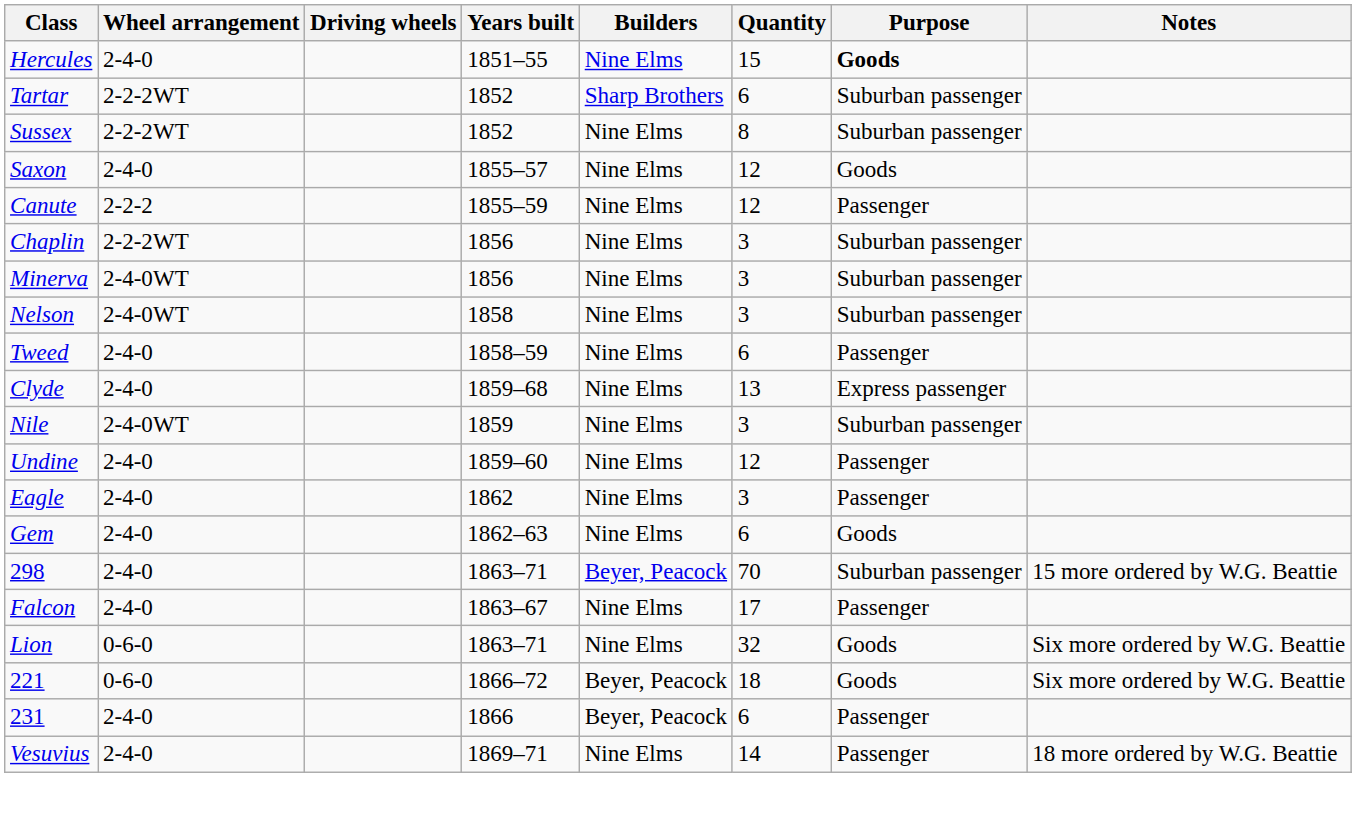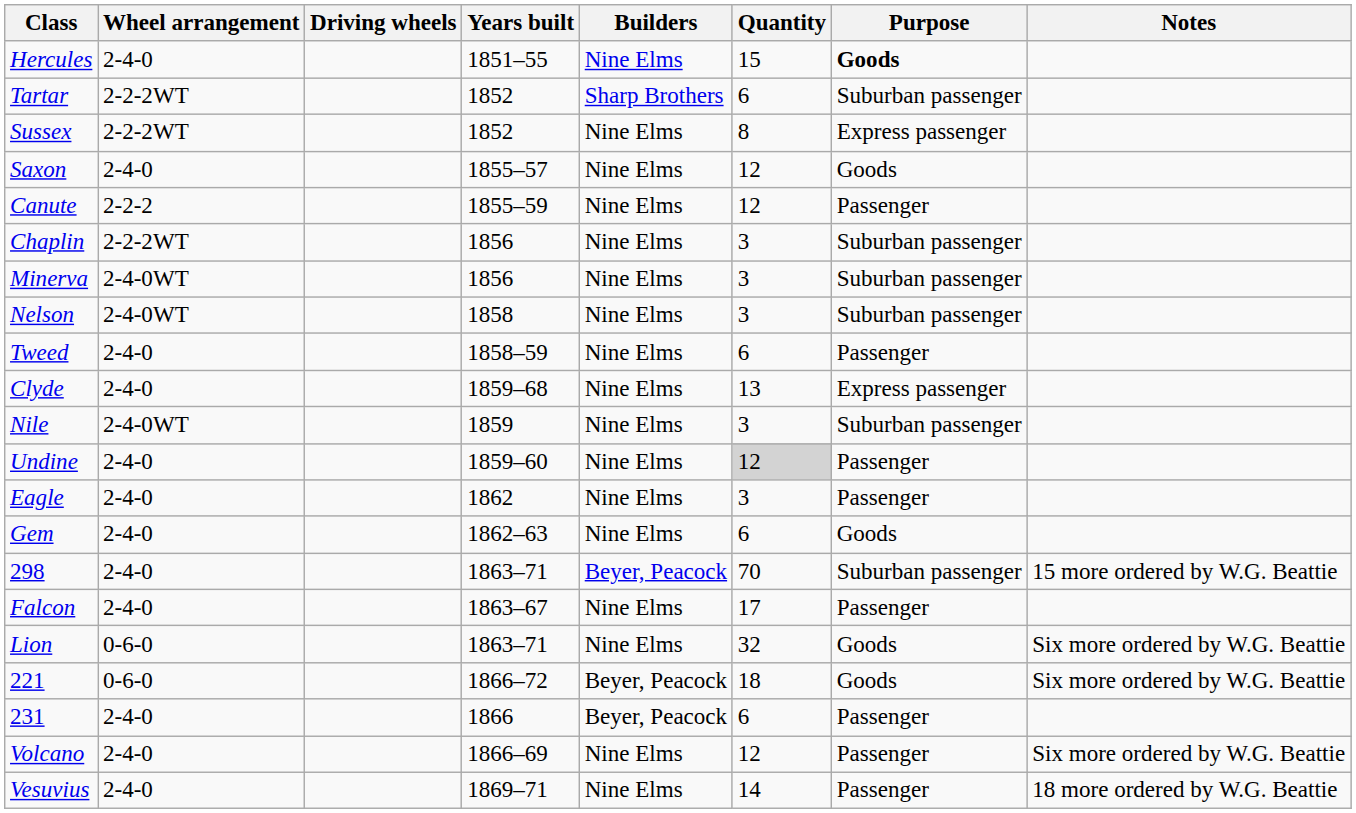(929, 132) Suburban passenger -> (921, 132) Express passenger
(749, 461) no background -> (749, 461) lightgrey background
+ row: (47, 753)
